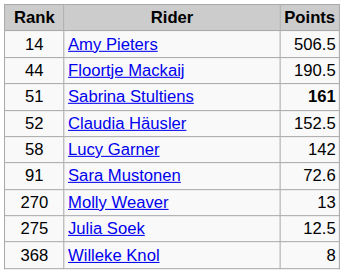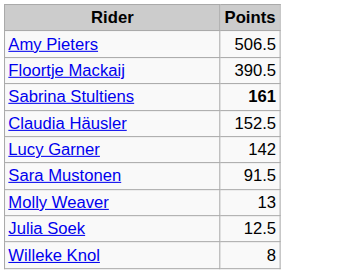- column: (34, 17)
(315, 70) 190.5 -> (255, 70) 390.5
(320, 176) 72.6 -> (260, 176) 91.5
